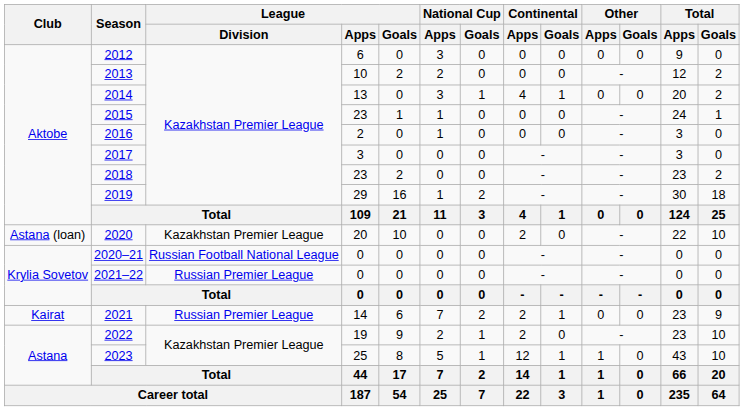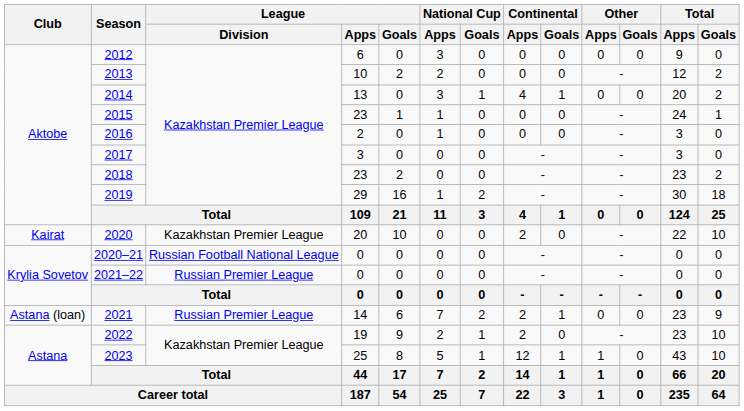(48, 235) Astana (loan) -> (48, 235) Kairat
(48, 315) Kairat -> (48, 315) Astana (loan)
